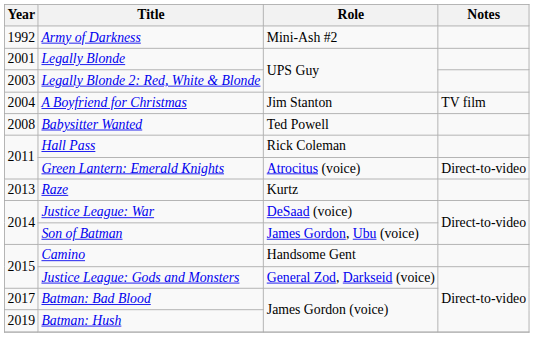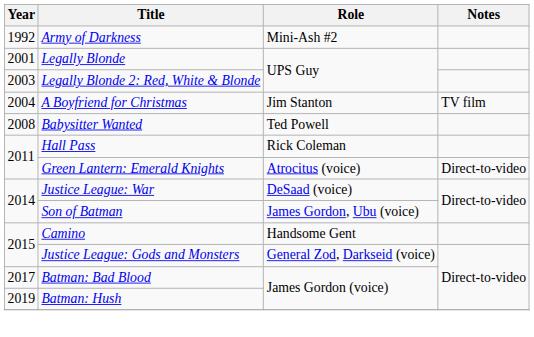- row: (55, 189)
